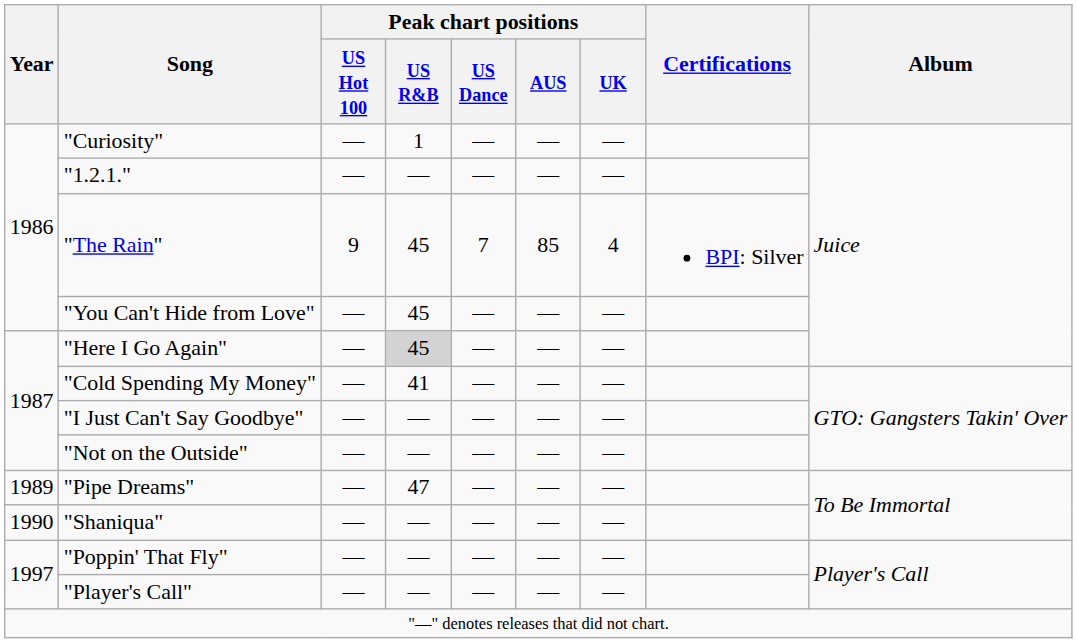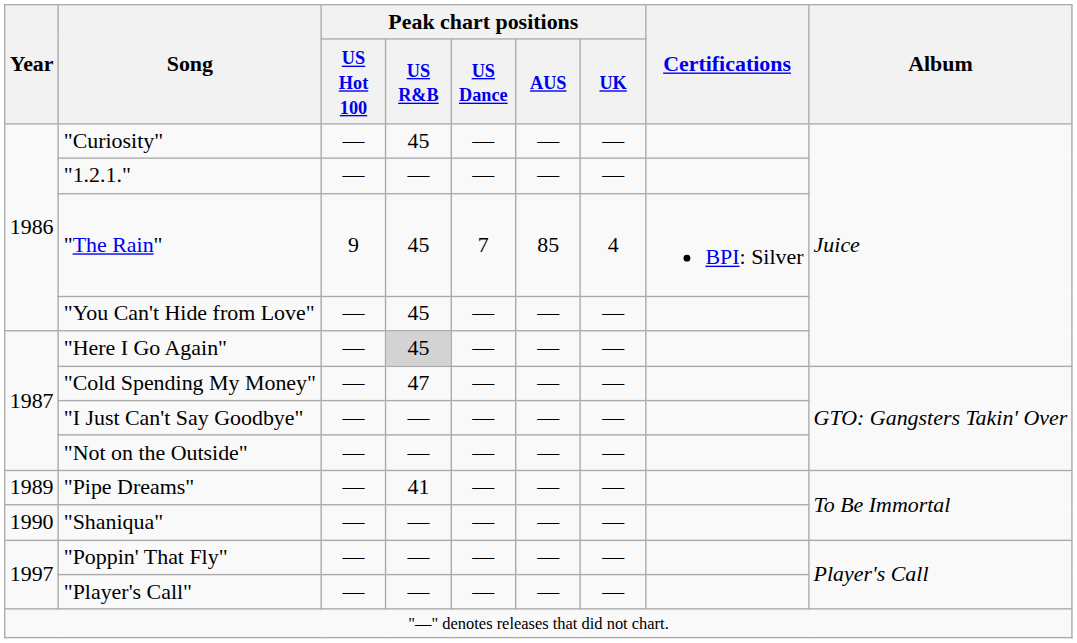(418, 140) 1 -> (418, 140) 45
(418, 383) 41 -> (418, 383) 47
(418, 487) 47 -> (418, 487) 41
